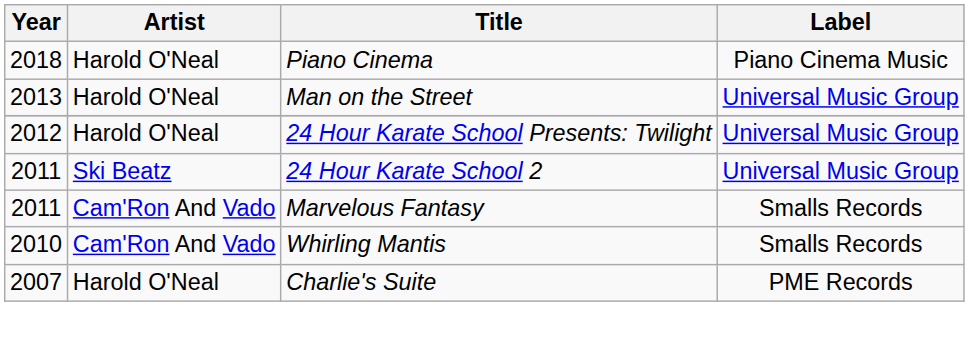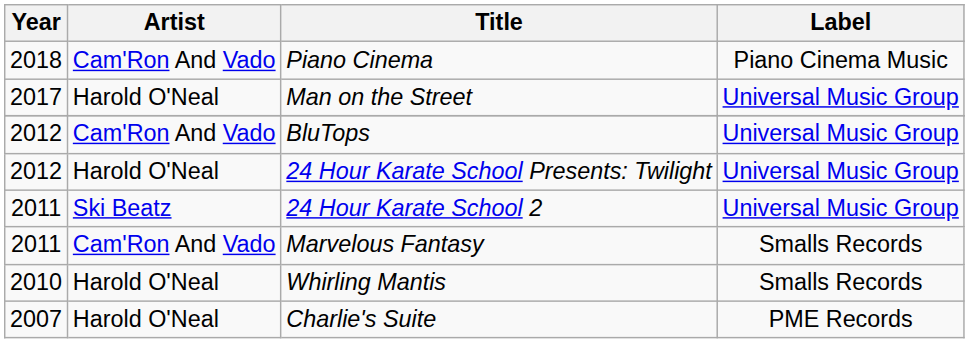(146, 60) Harold O'Neal -> (174, 60) Cam'Ron And Vado
(36, 97) 2013 -> (36, 97) 2017
+ row: (328, 134)
(174, 245) Cam'Ron And Vado -> (146, 282) Harold O'Neal
